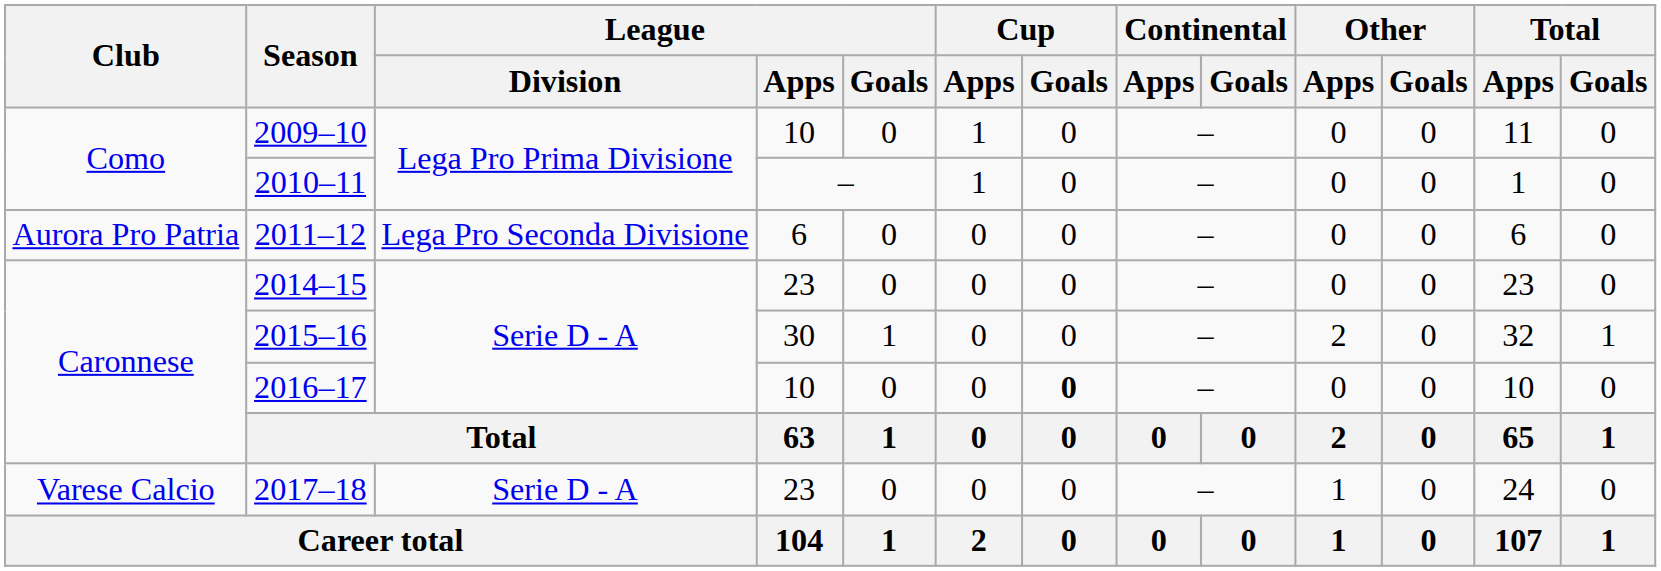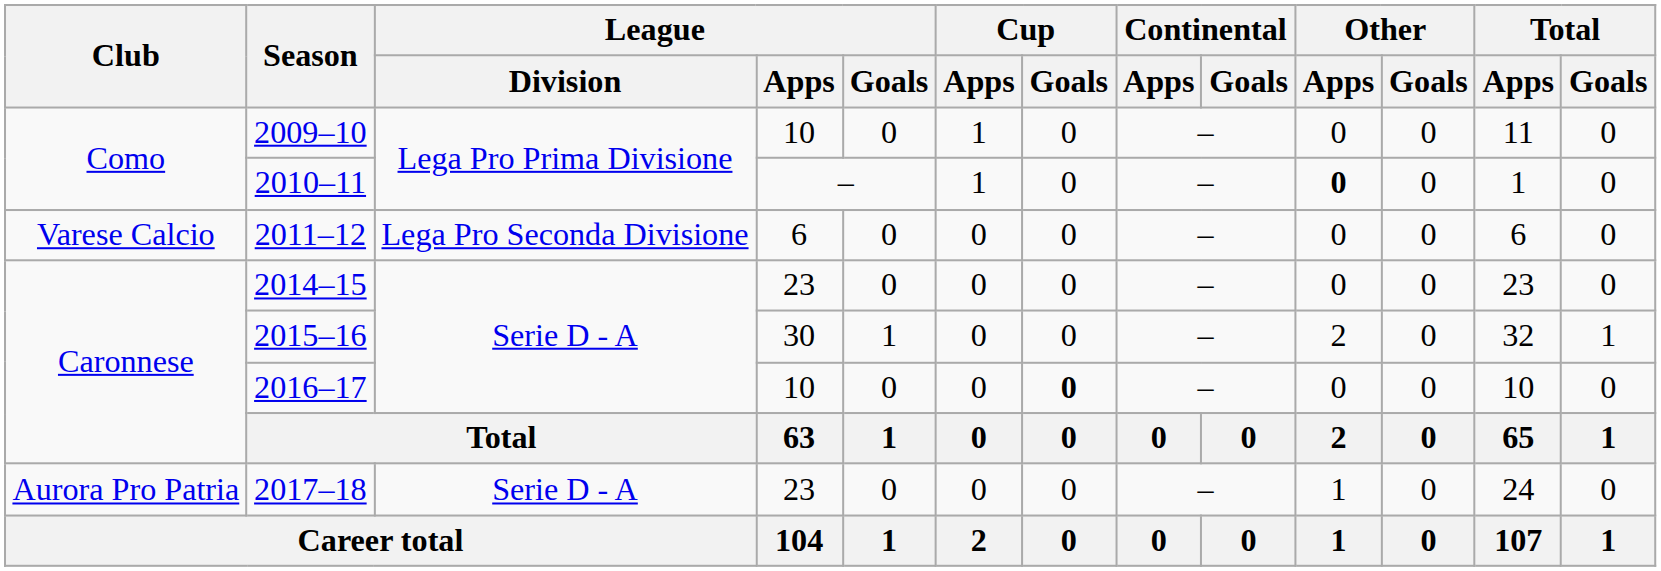(1339, 183) normal -> (1339, 183) bold
(126, 234) Aurora Pro Patria -> (126, 234) Varese Calcio
(126, 489) Varese Calcio -> (126, 489) Aurora Pro Patria
